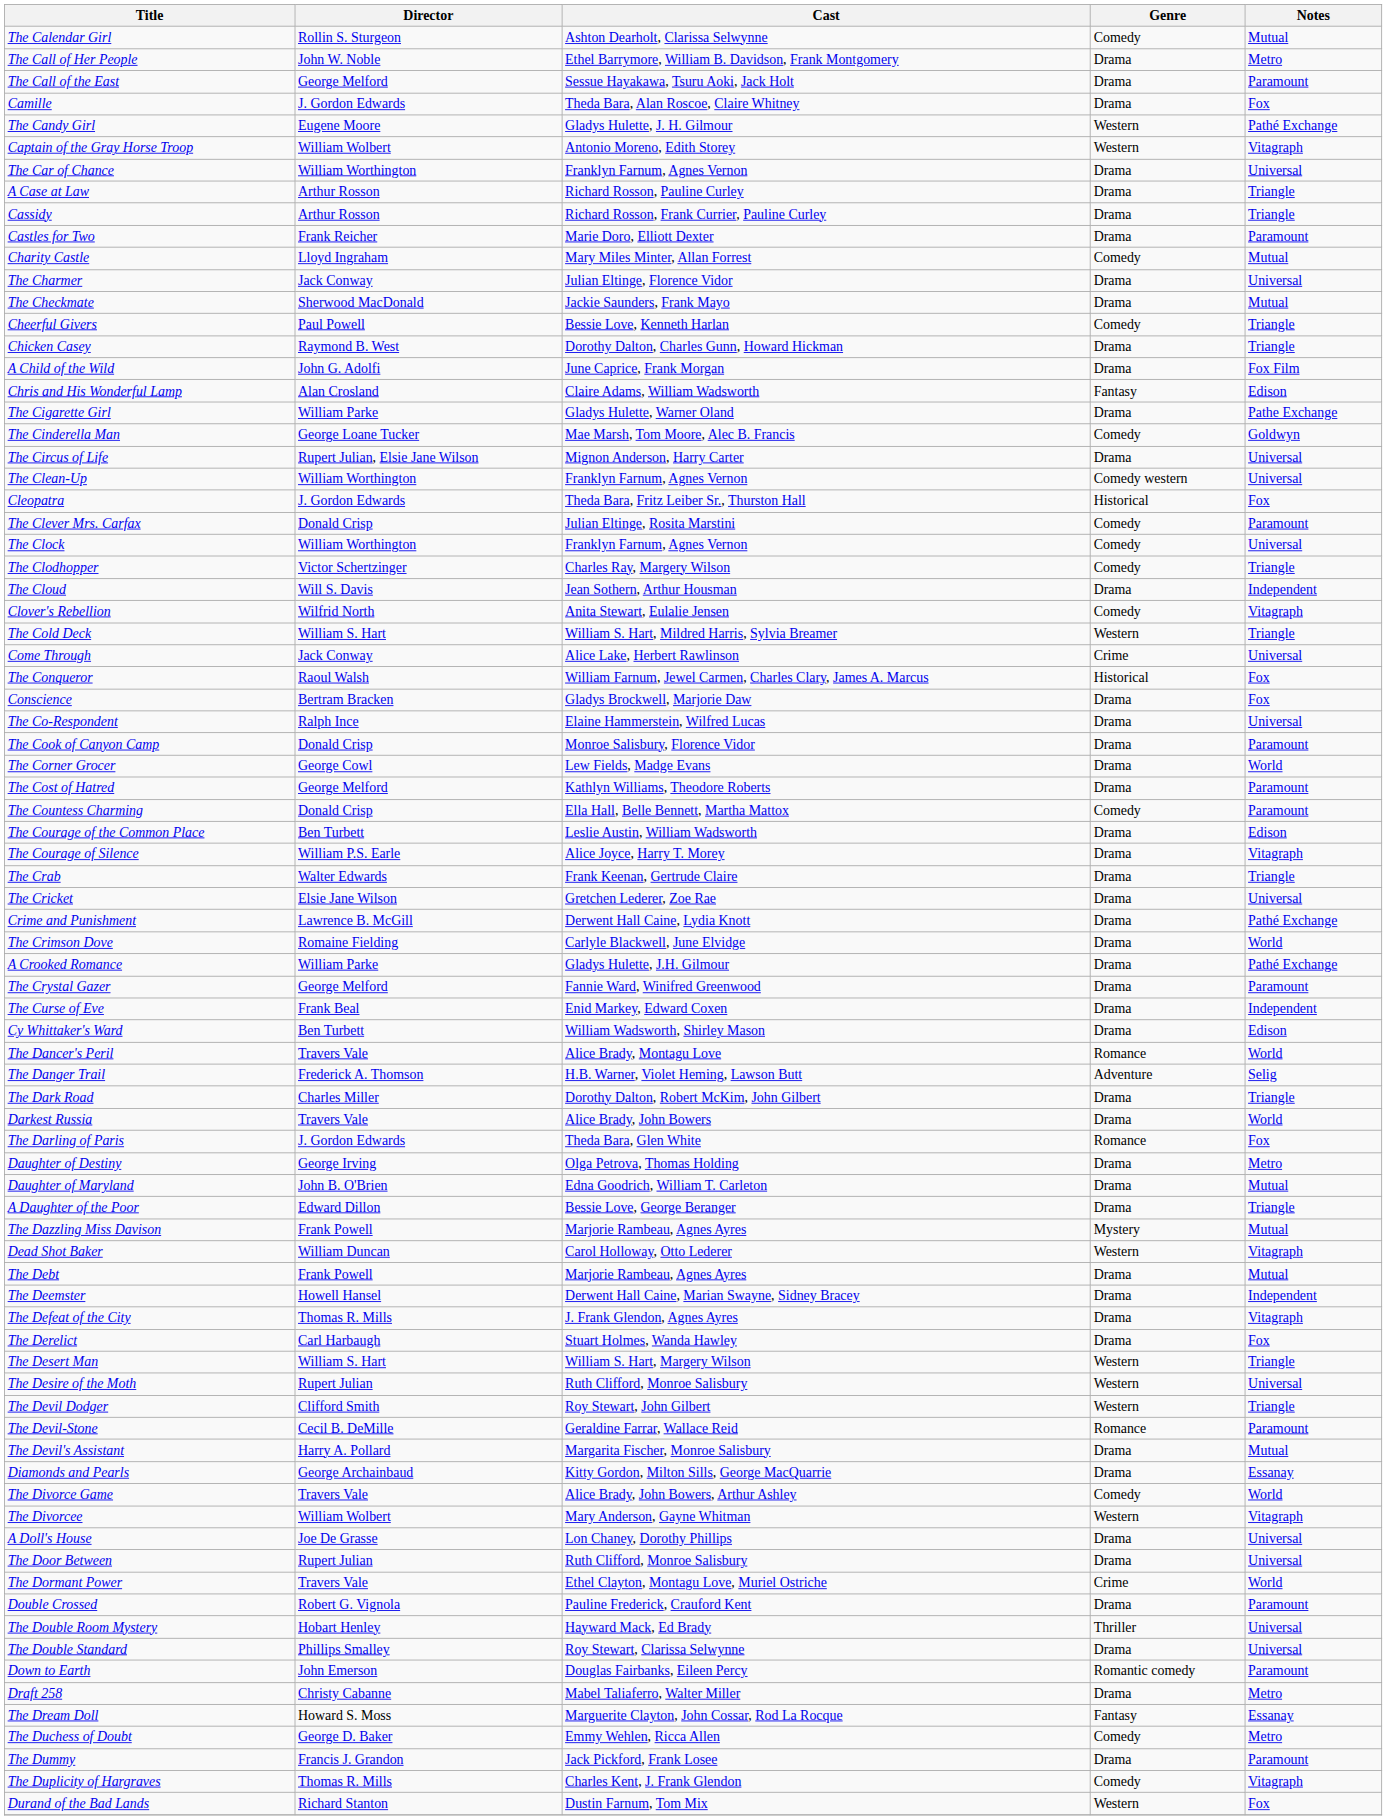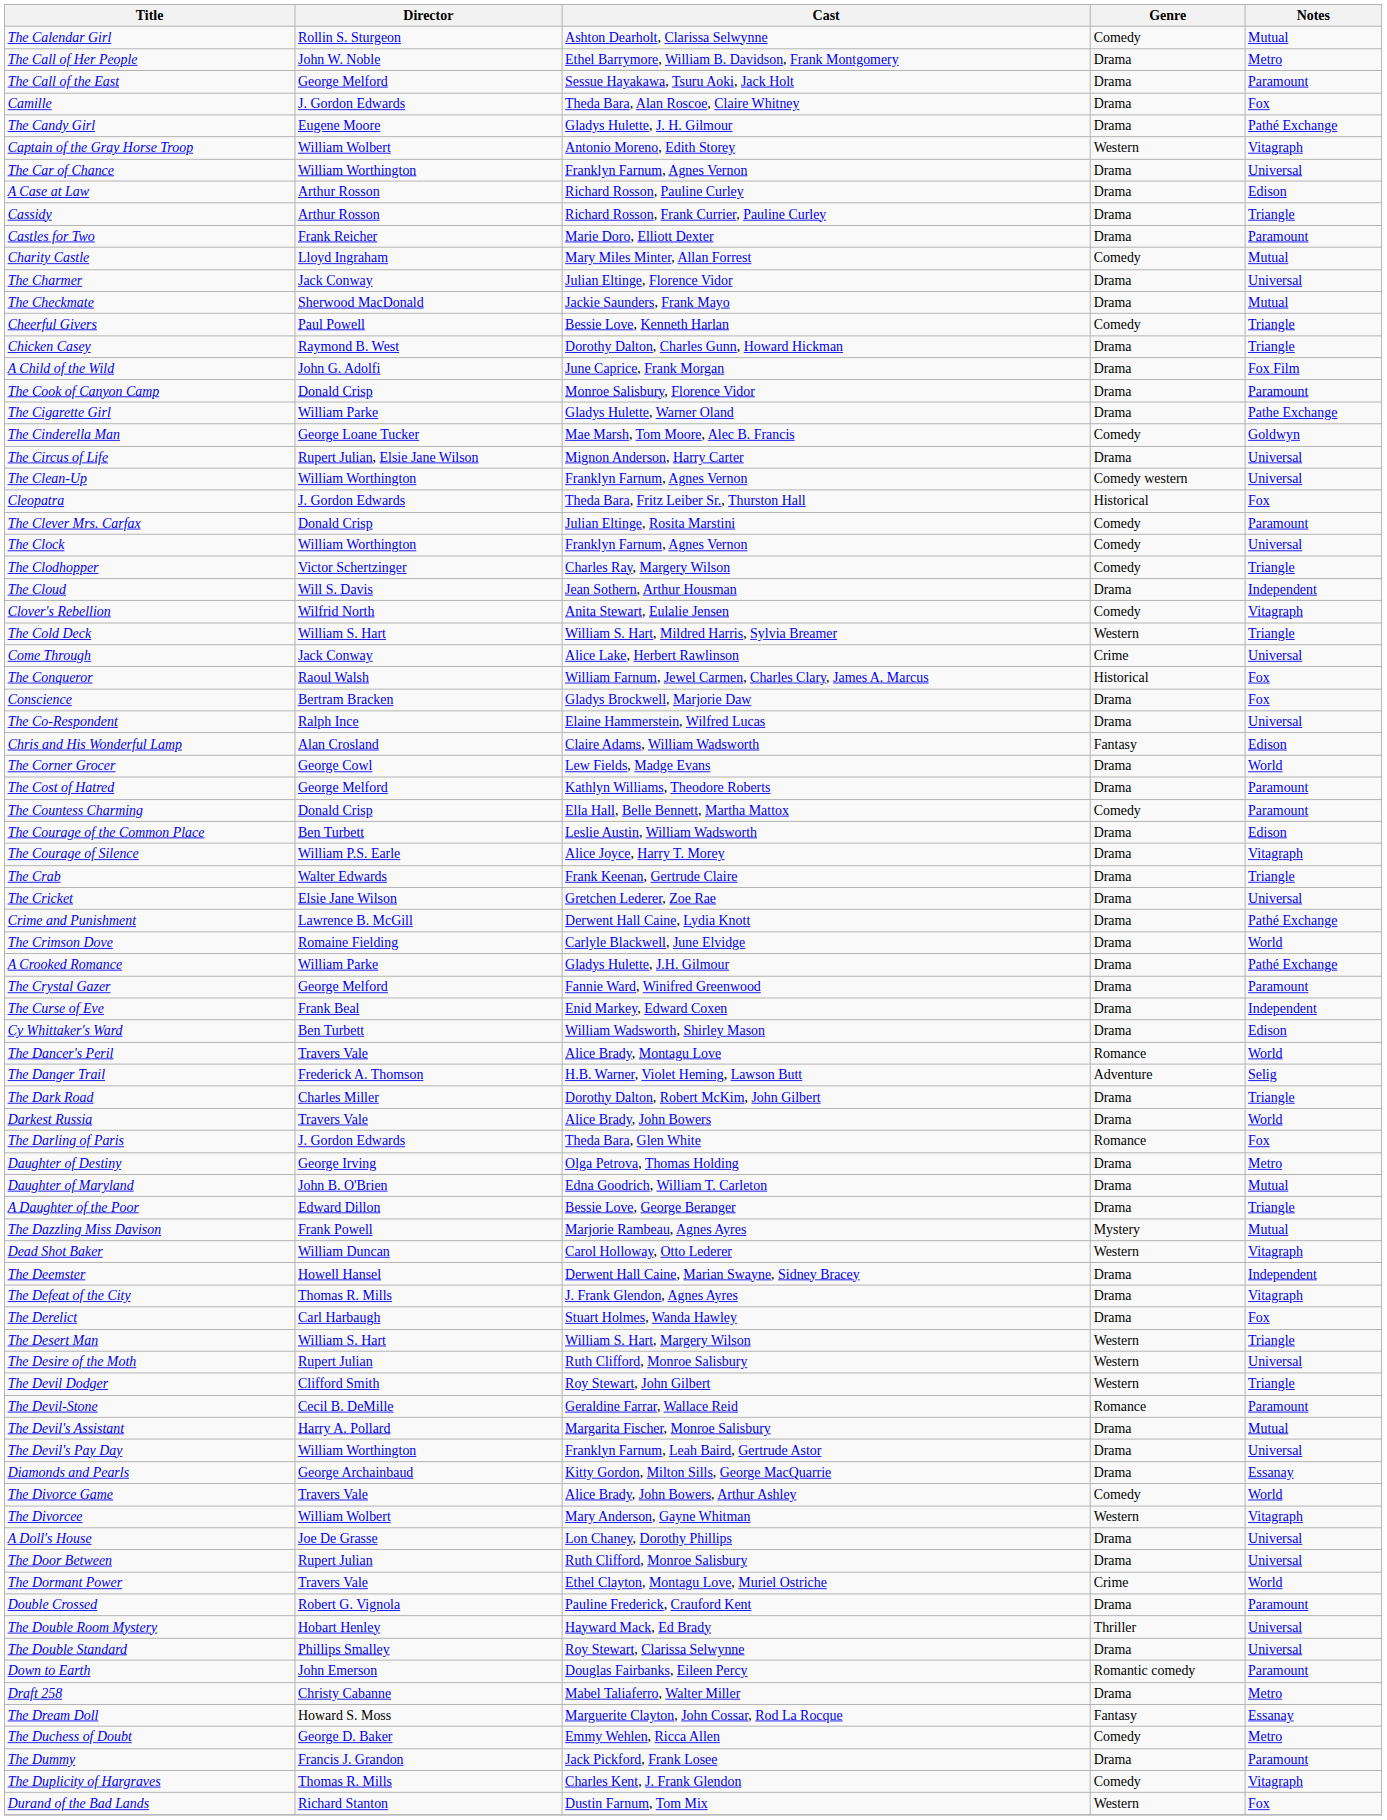(1116, 125) Western -> (1113, 125) Drama
(1271, 192) Triangle -> (1267, 192) Edison
rows swapped: (95, 390) <-> (83, 744)
- row: (33, 1273)
+ row: (65, 1450)
